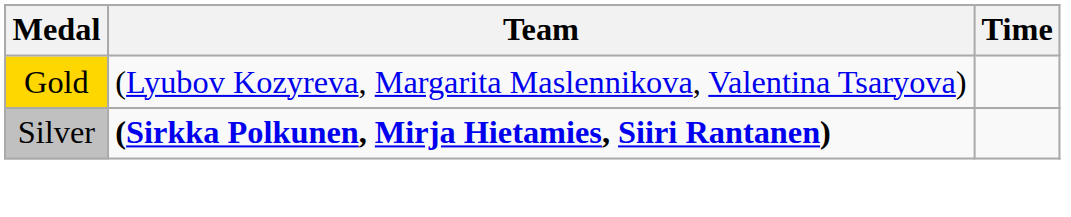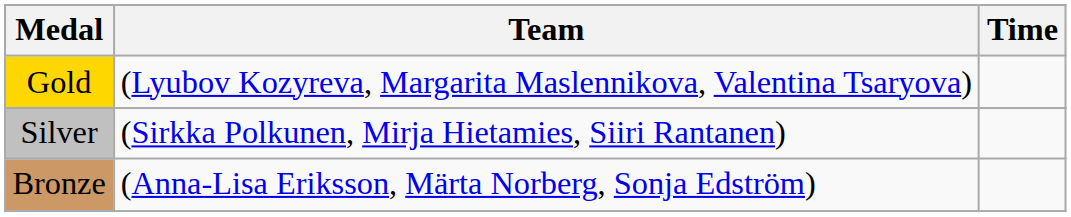(473, 132) bold -> (453, 132) normal
+ row: (59, 183)
